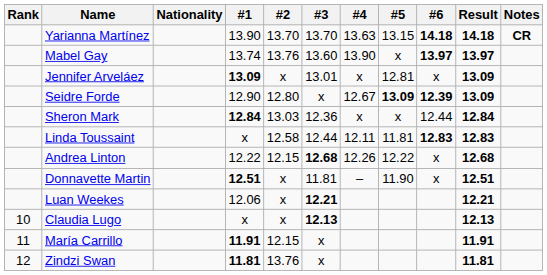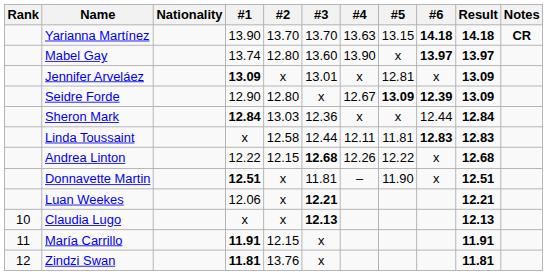(283, 56) 13.76 -> (283, 56) 12.80
